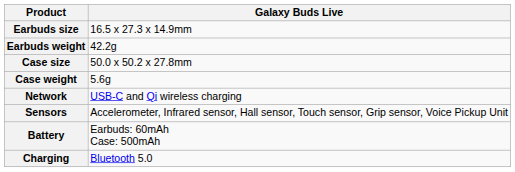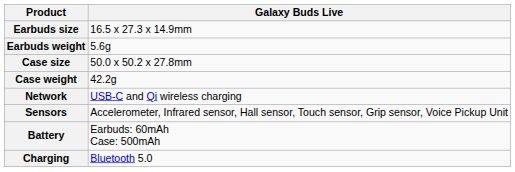(103, 46) 42.2g -> (101, 46) 5.6g
(101, 79) 5.6g -> (103, 79) 42.2g
